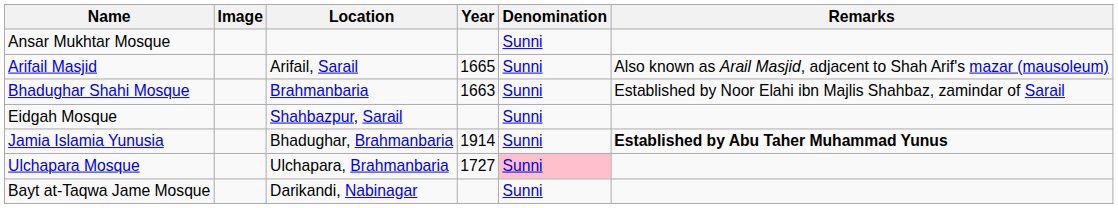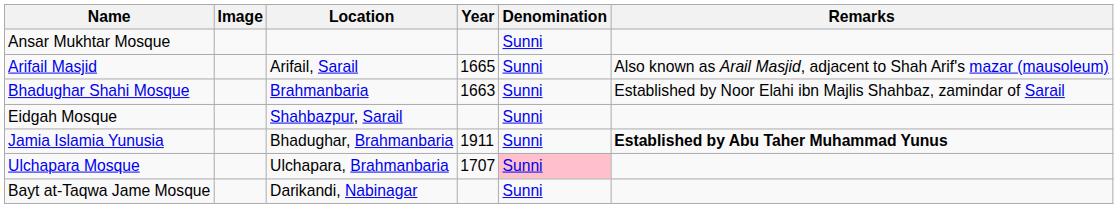(478, 141) 1914 -> (477, 141) 1911
(478, 166) 1727 -> (478, 166) 1707
